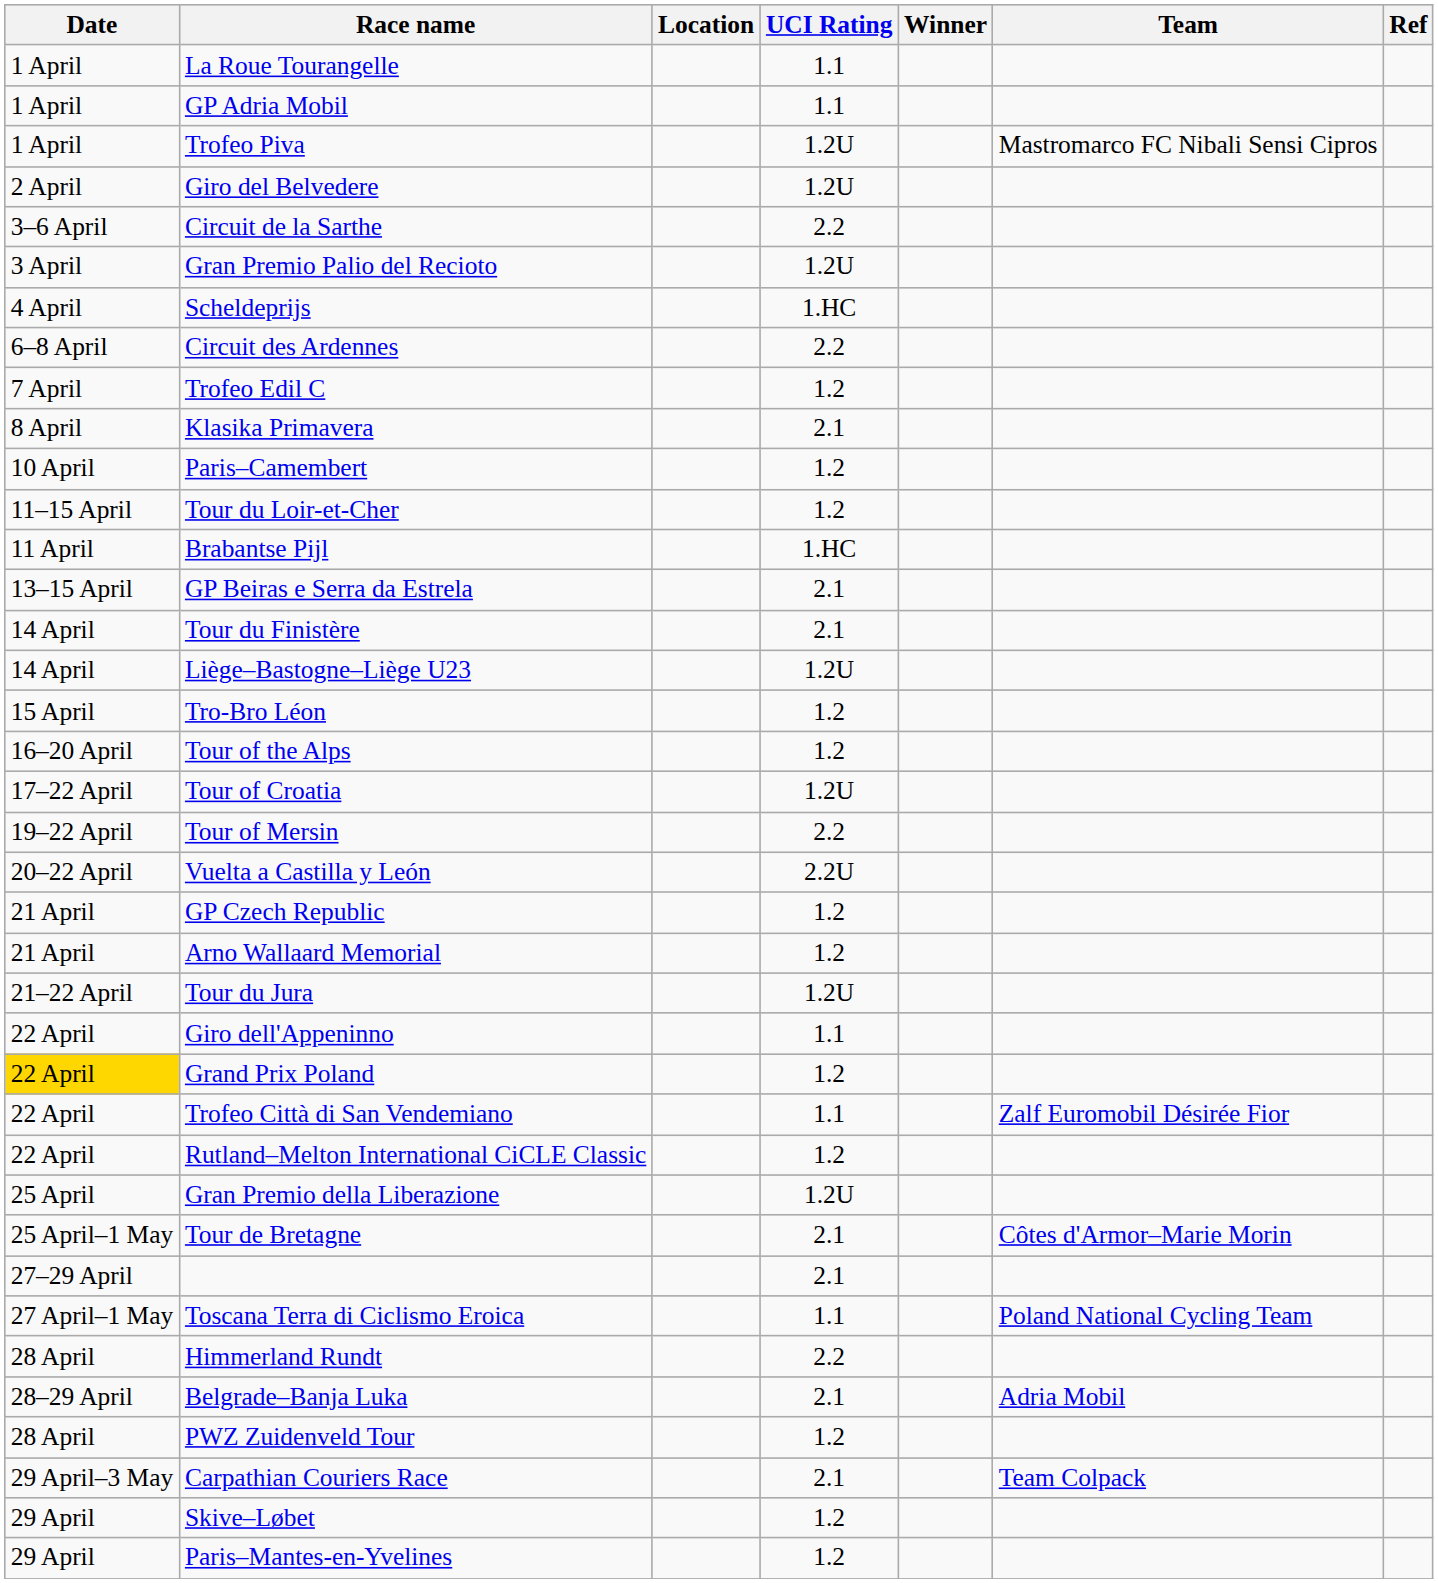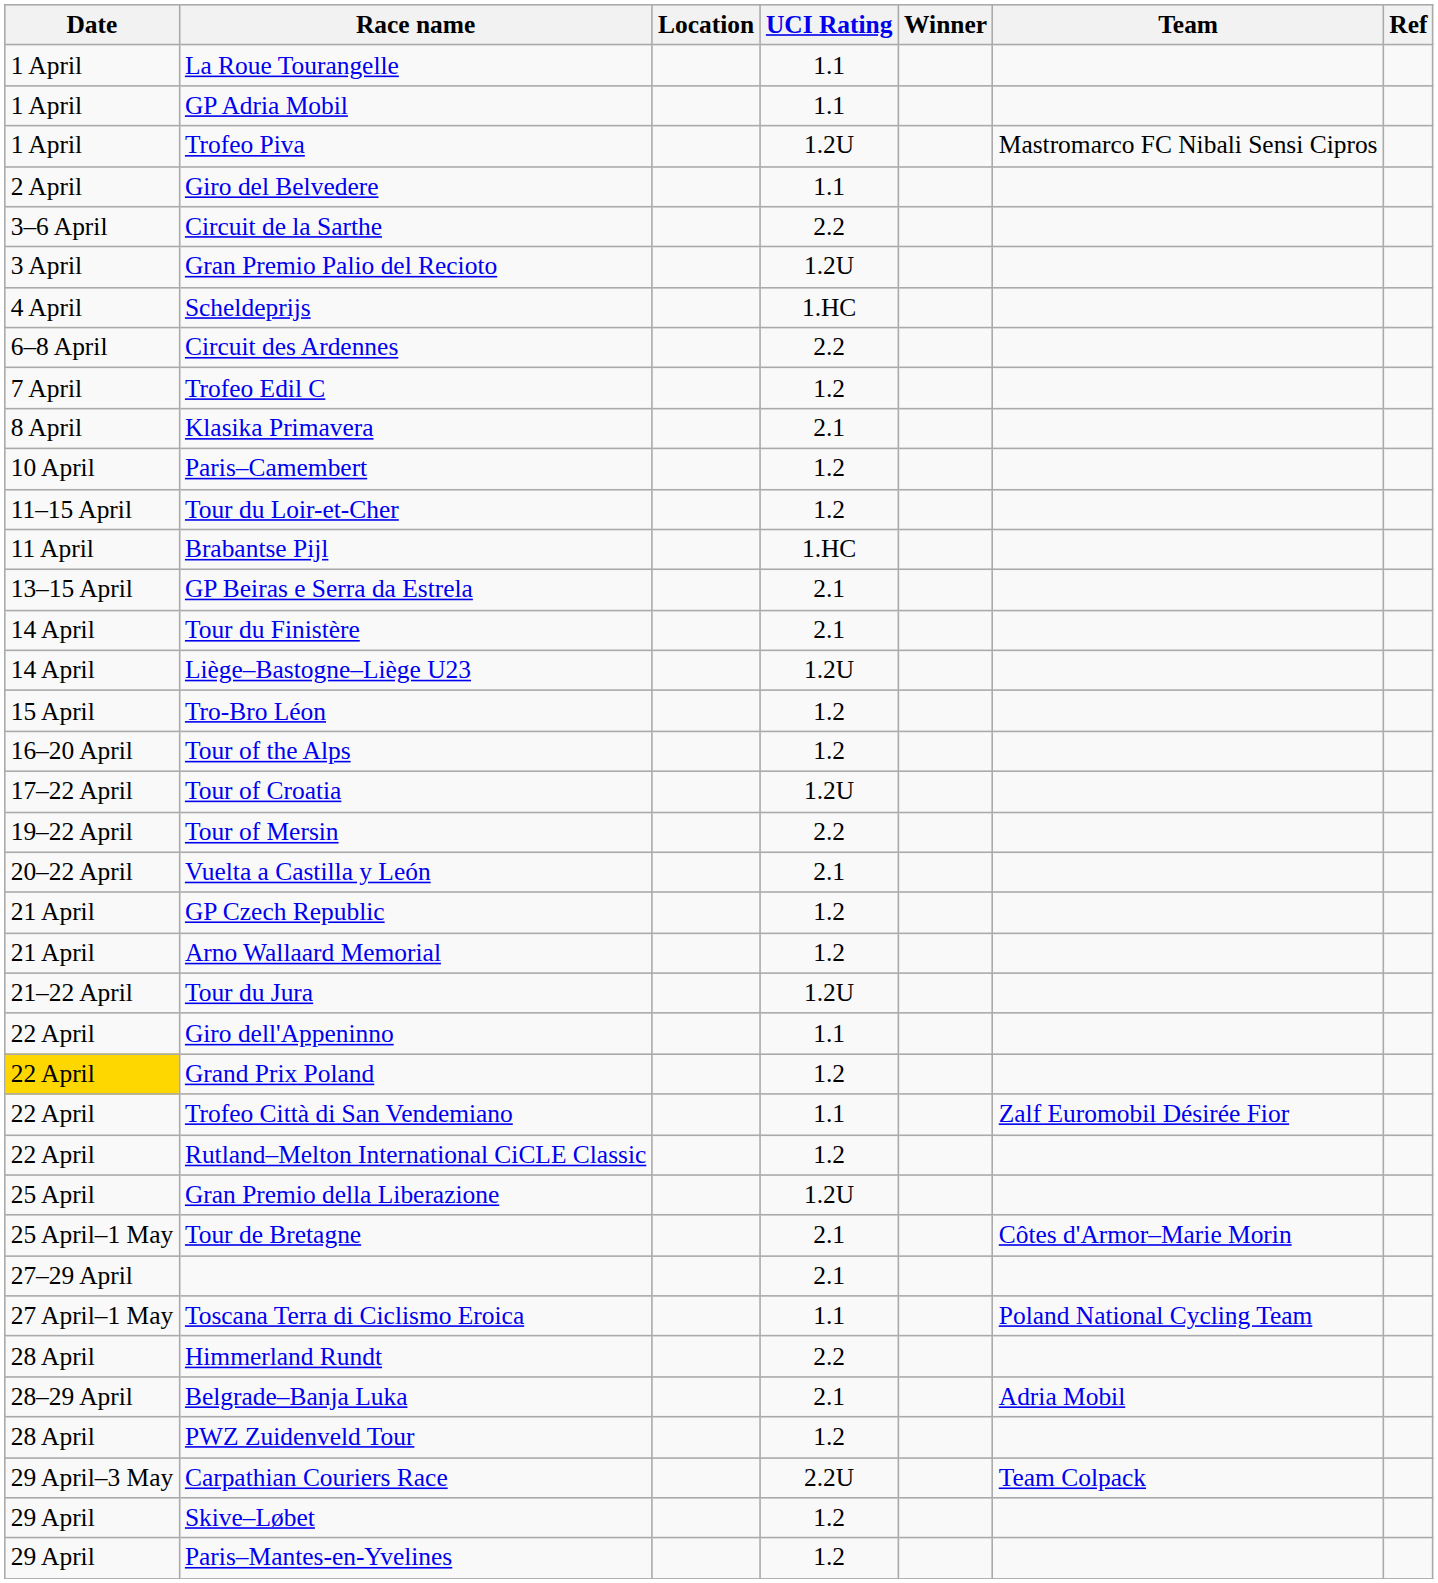(829, 186) 1.2U -> (829, 186) 1.1
(829, 871) 2.2U -> (829, 871) 2.1
(829, 1477) 2.1 -> (829, 1477) 2.2U
